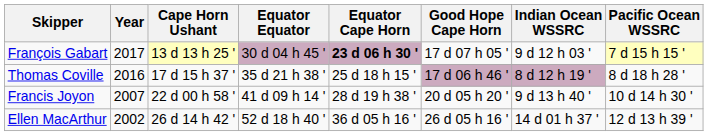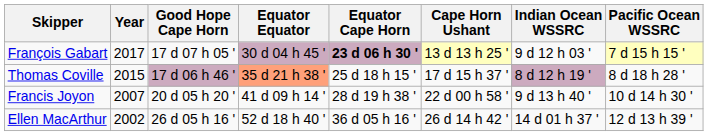columns swapped: (466, 23) <-> (193, 23)
(129, 75) 2016 -> (129, 75) 2015
(284, 75) no background -> (284, 75) lightsalmon background
